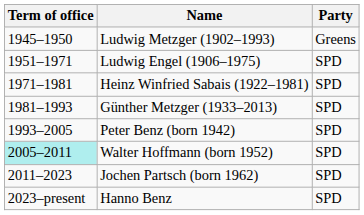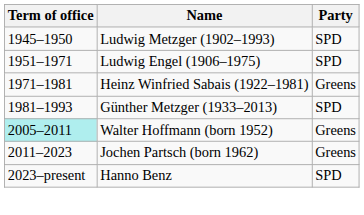(336, 38) Greens -> (328, 38) SPD
(328, 84) SPD -> (336, 84) Greens
- row: (168, 130)
(328, 152) SPD -> (336, 130) Greens
(328, 175) SPD -> (336, 152) Greens
